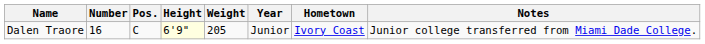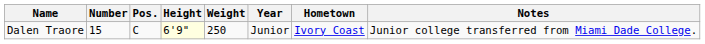(95, 30) 16 -> (95, 30) 15
(217, 30) 205 -> (217, 30) 250
